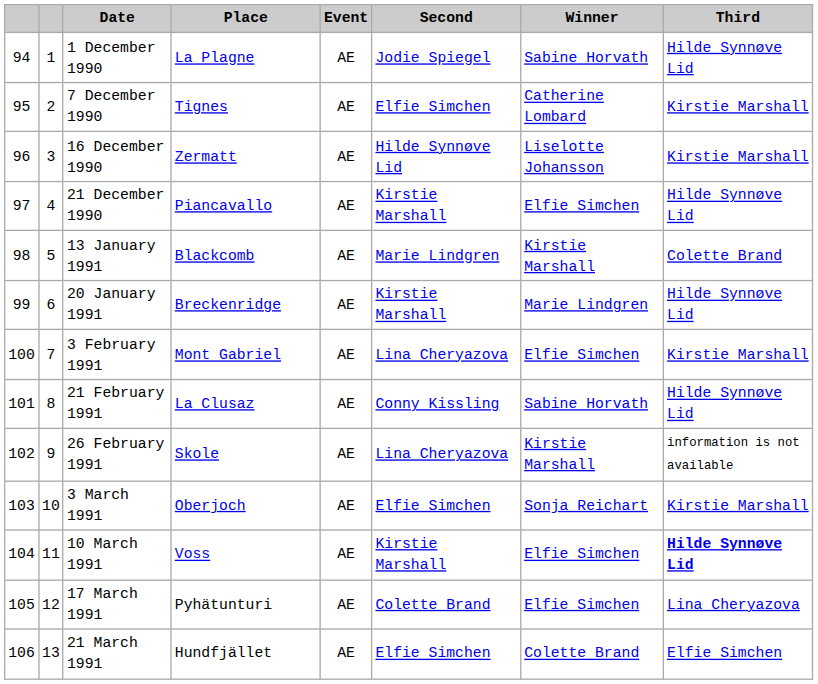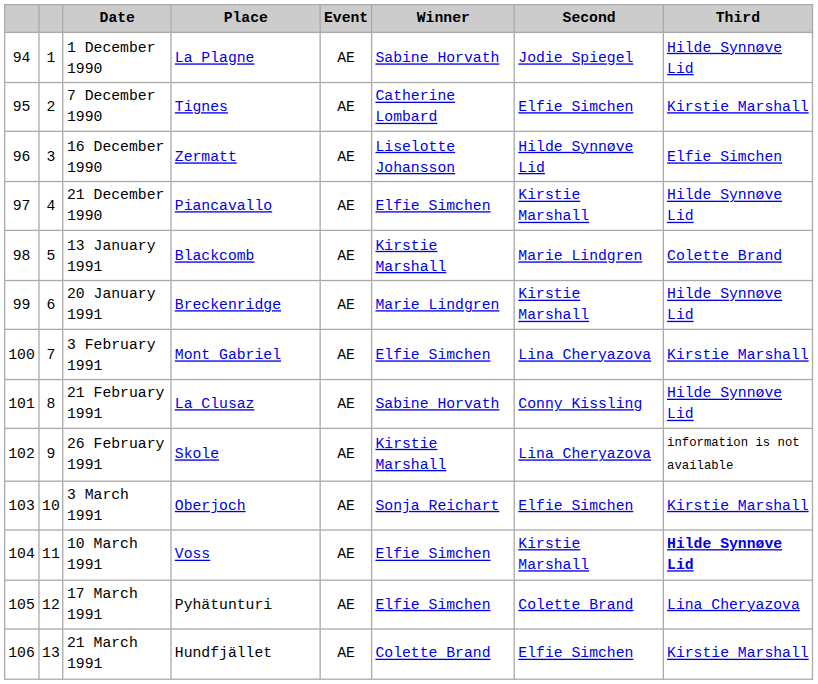columns swapped: (592, 19) <-> (446, 19)
(738, 157) Kirstie Marshall -> (725, 157) Elfie Simchen
(725, 654) Elfie Simchen -> (738, 654) Kirstie Marshall
